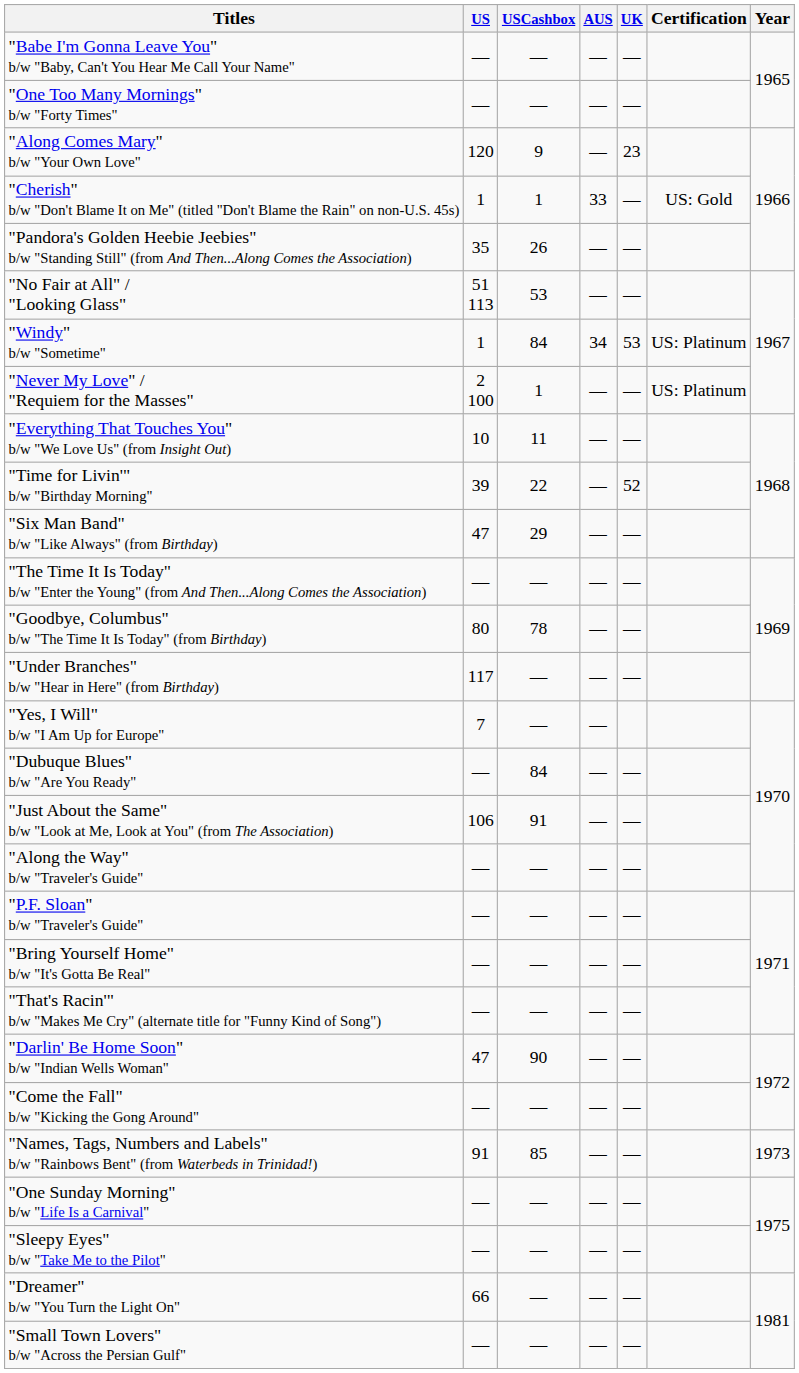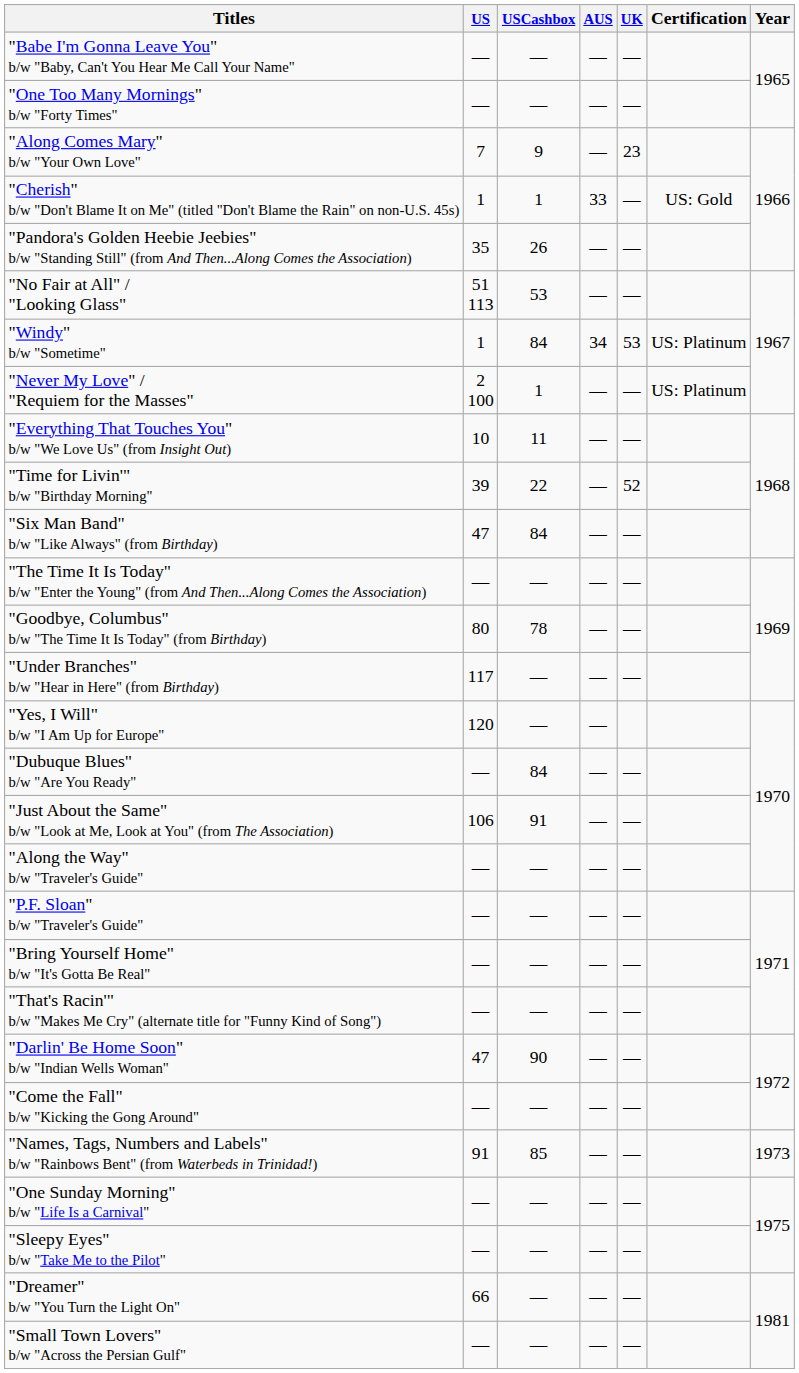(481, 151) 120 -> (481, 151) 7
(539, 533) 29 -> (539, 533) 84
(481, 724) 7 -> (481, 724) 120
